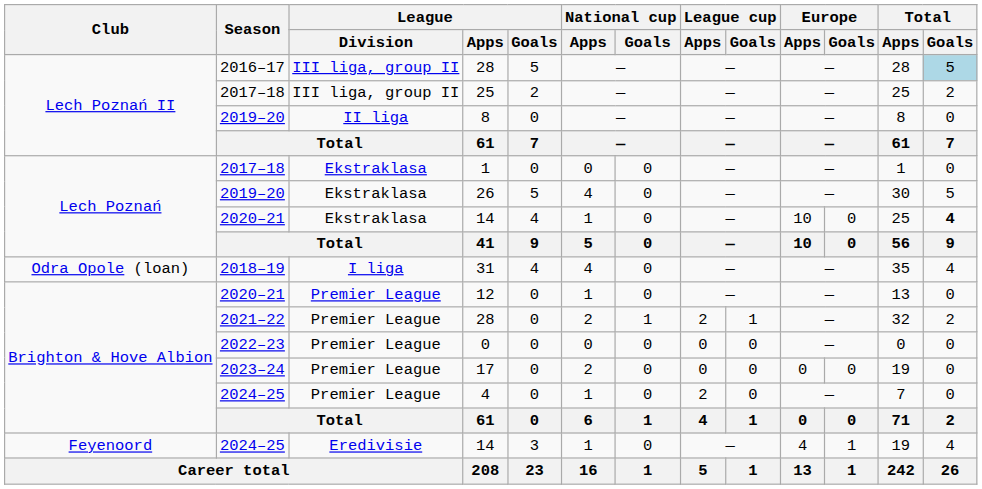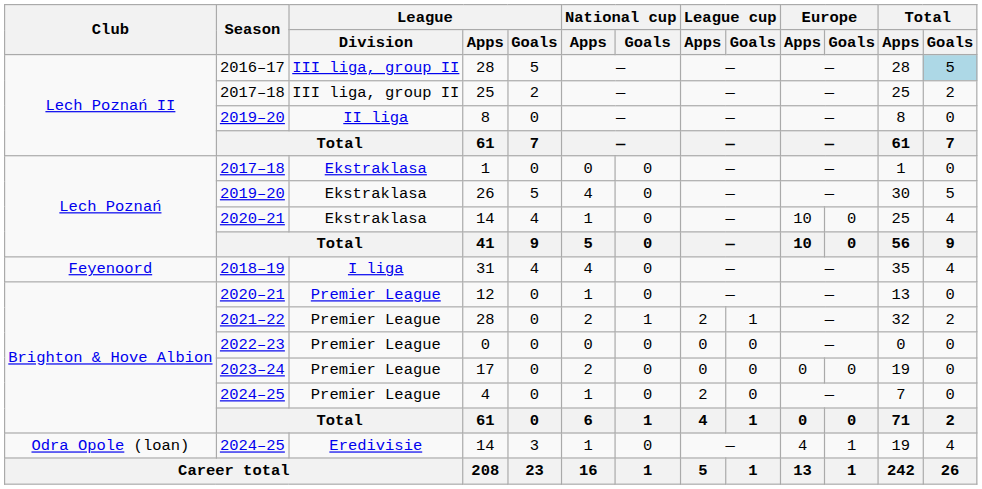(950, 219) bold -> (950, 219) normal
(110, 269) Odra Opole (loan) -> (110, 269) Feyenoord
(110, 446) Feyenoord -> (110, 446) Odra Opole (loan)
